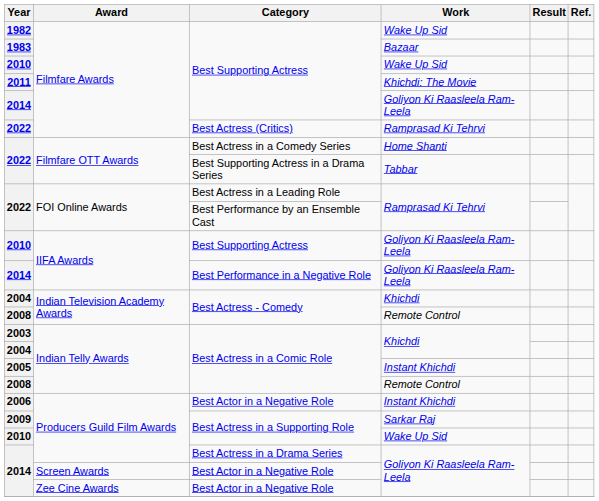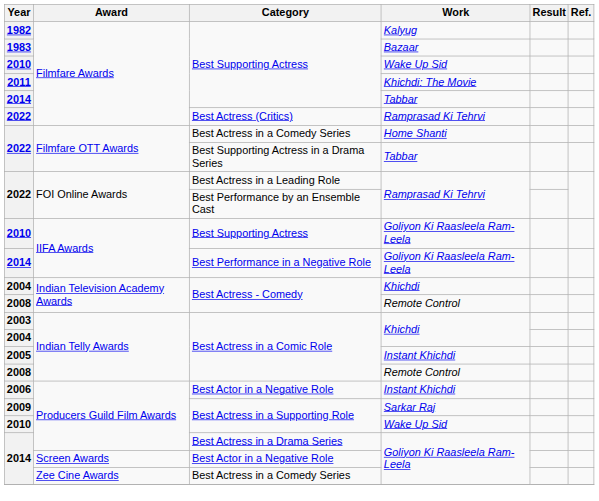(415, 30) Wake Up Sid -> (400, 30) Kalyug
(449, 105) Goliyon Ki Raasleela Ram-Leela -> (401, 99) Tabbar
(263, 488) Best Actor in a Negative Role -> (271, 476) Best Actress in a Comedy Series
